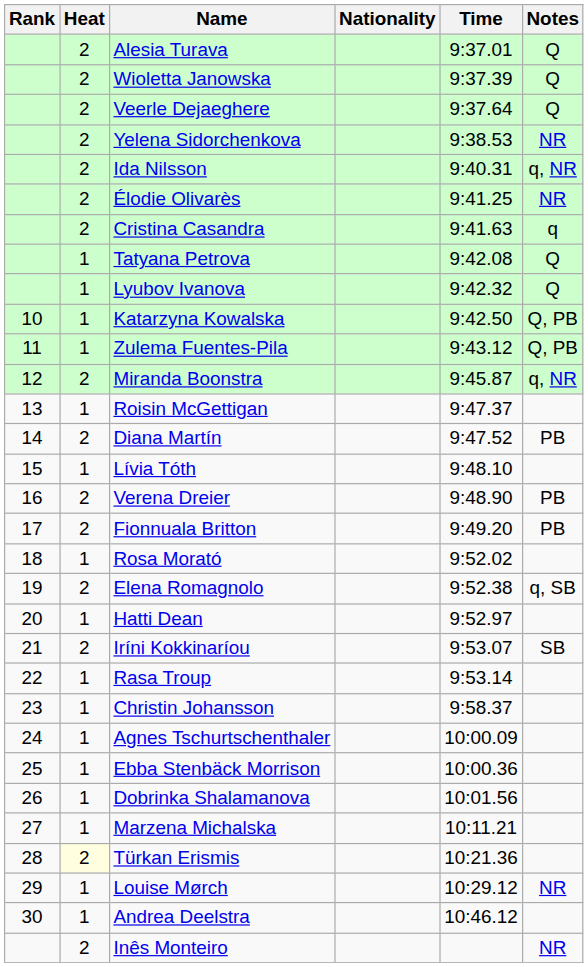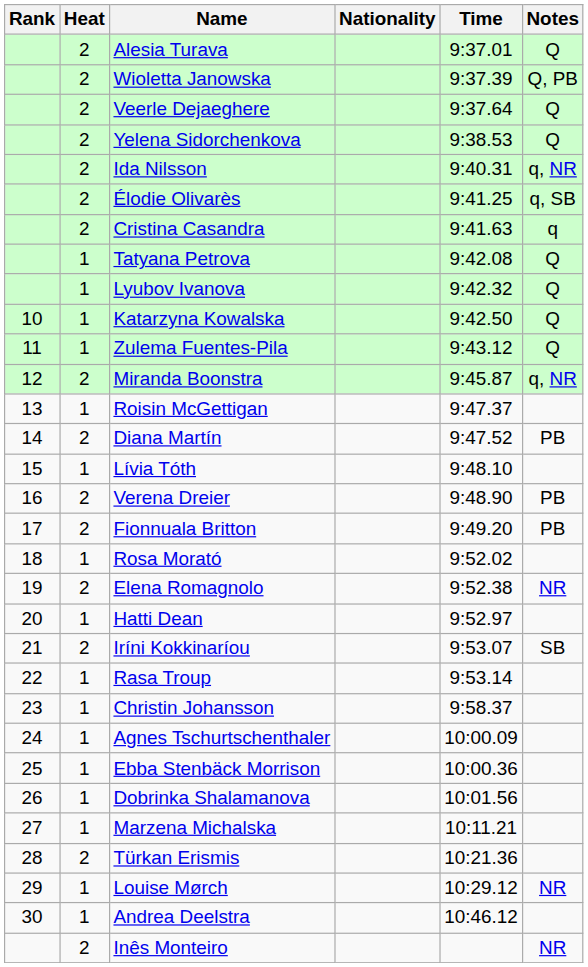(553, 79) Q -> (553, 79) Q, PB
(553, 139) NR -> (553, 139) Q
(553, 199) NR -> (553, 199) q, SB
(553, 318) Q, PB -> (553, 318) Q
(553, 348) Q, PB -> (553, 348) Q
(553, 588) q, SB -> (553, 588) NR
(84, 857) lightyellow background -> (84, 857) no background
